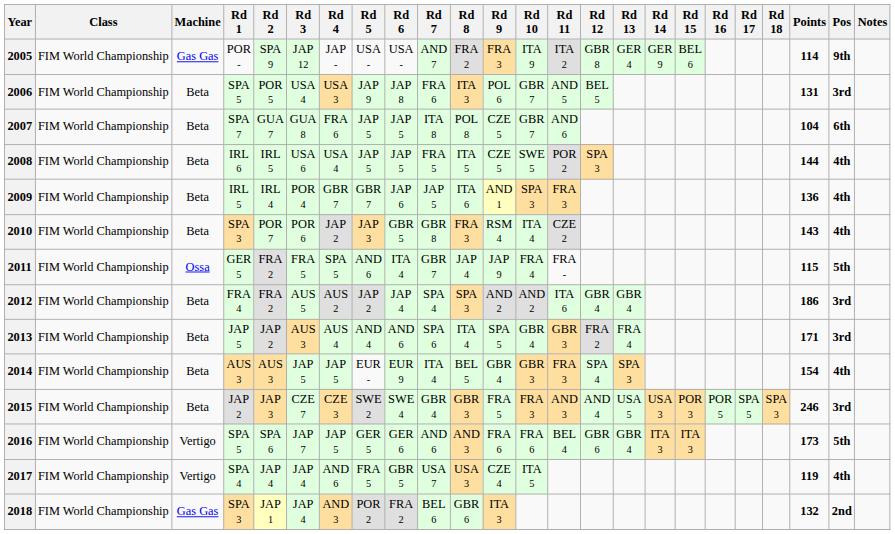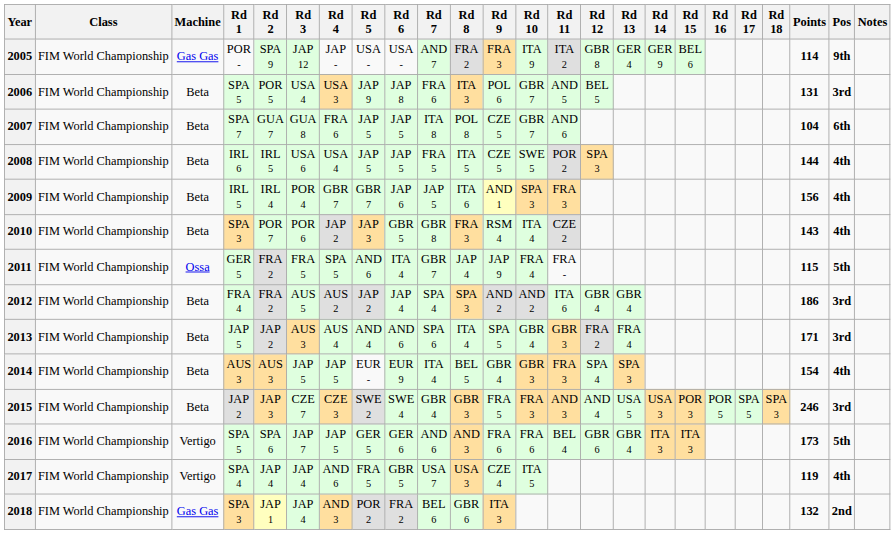(809, 196) 136 -> (809, 196) 156
